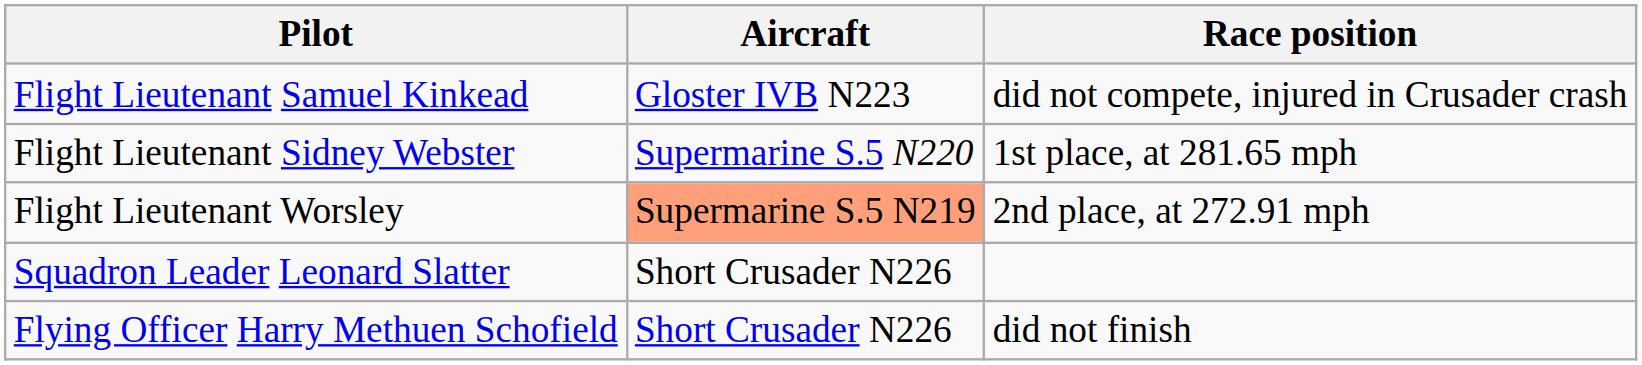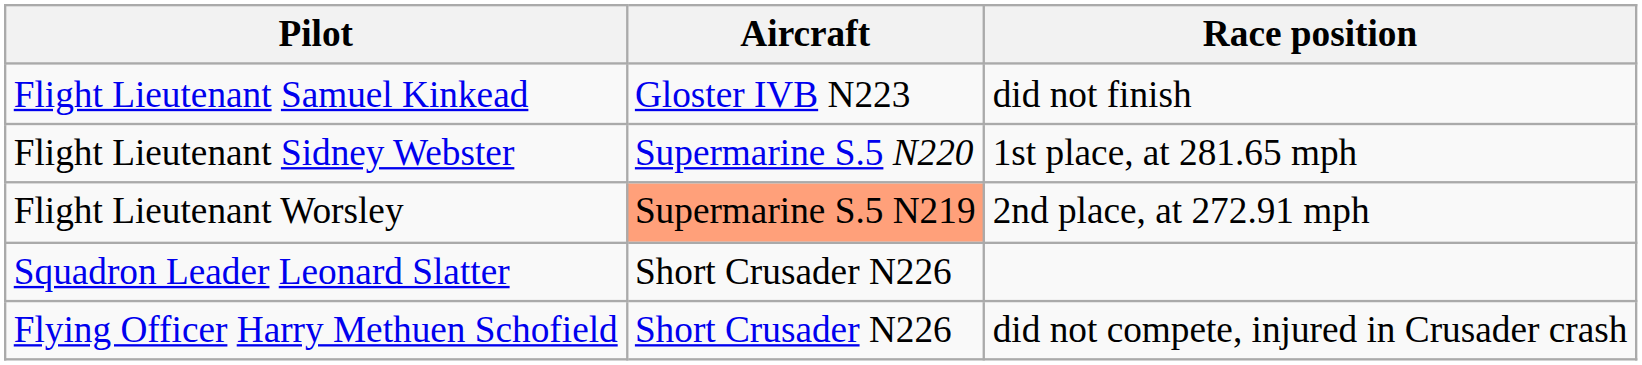(1310, 93) did not compete, injured in Crusader crash -> (1092, 93) did not finish
(1092, 329) did not finish -> (1310, 329) did not compete, injured in Crusader crash
